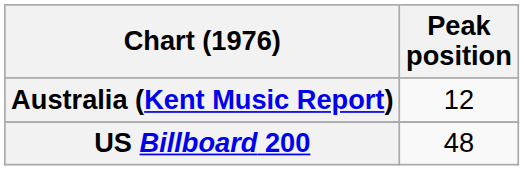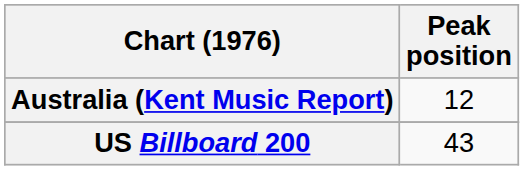(459, 142) 48 -> (459, 142) 43
